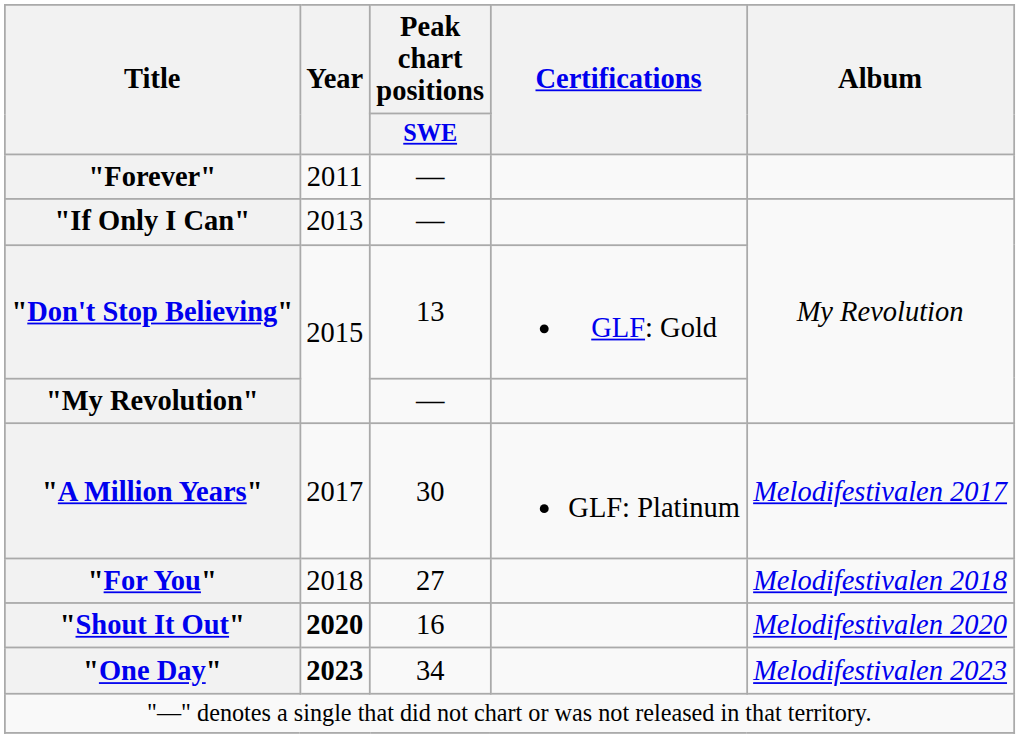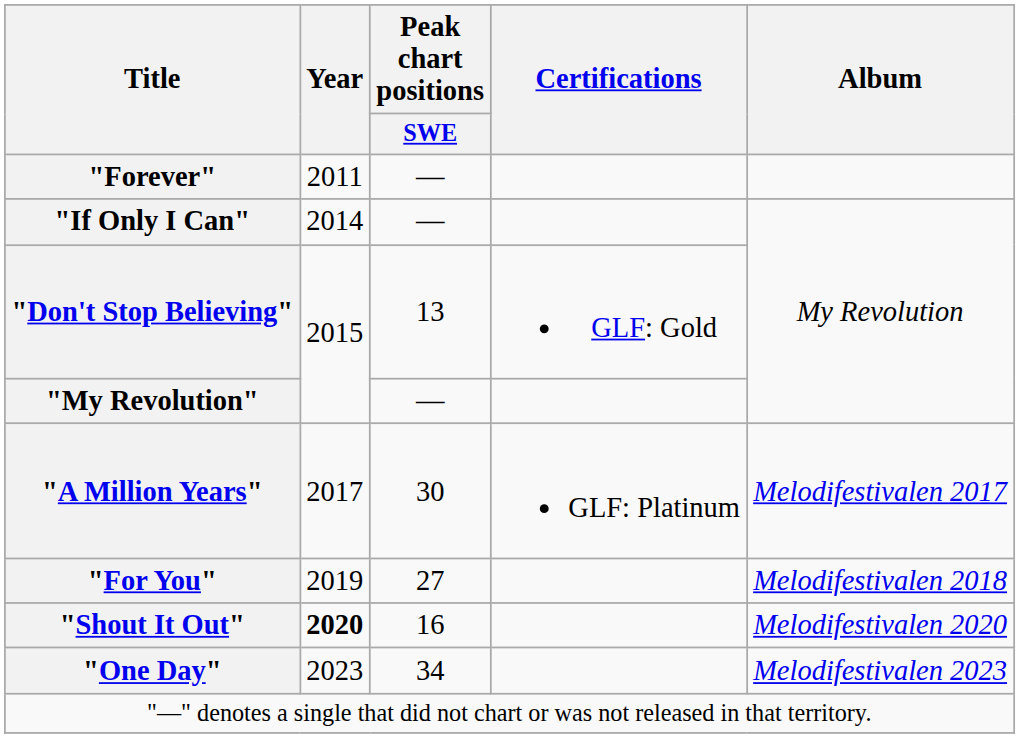(335, 221) 2013 -> (335, 221) 2014
(335, 580) 2018 -> (335, 580) 2019
(335, 670) bold -> (335, 670) normal
